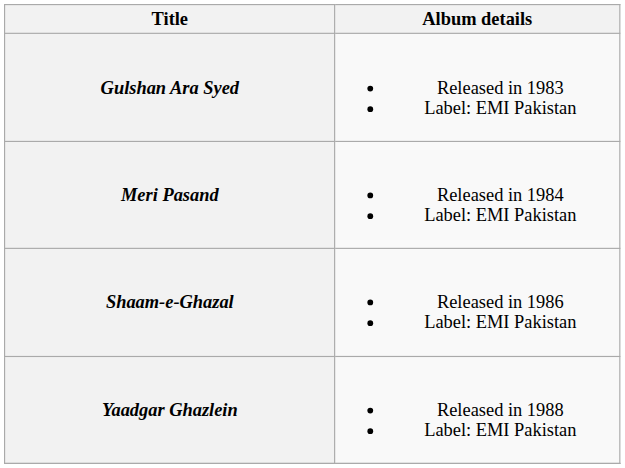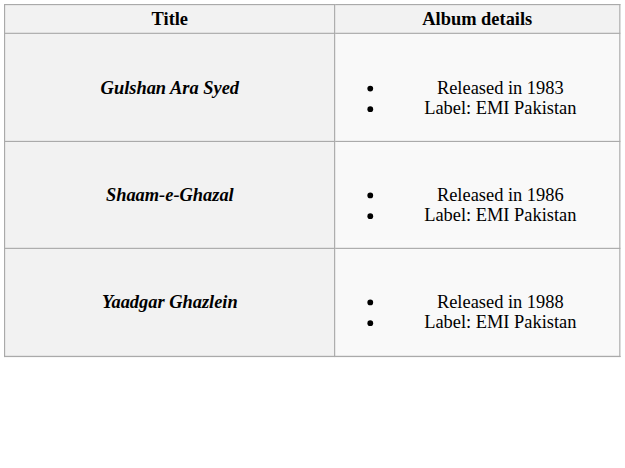- row: (170, 194)
